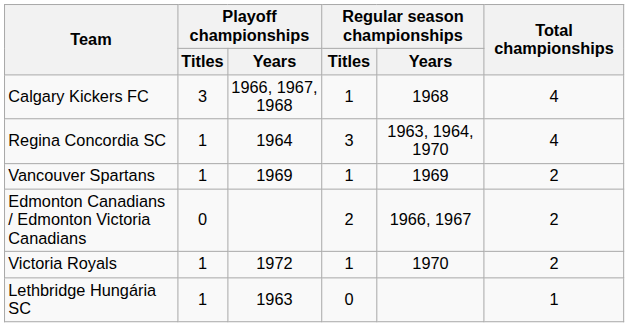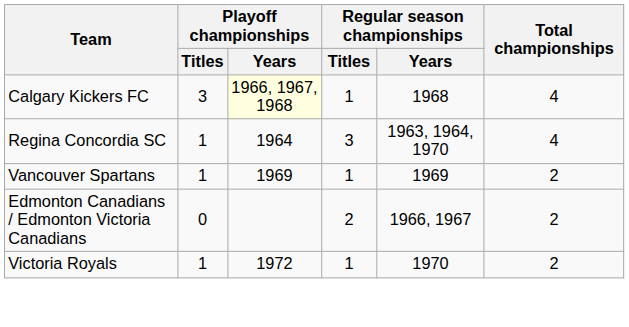(274, 96) no background -> (274, 96) lightyellow background
- row: (82, 299)
